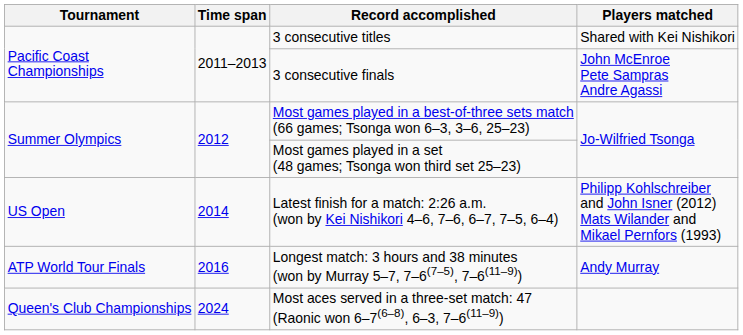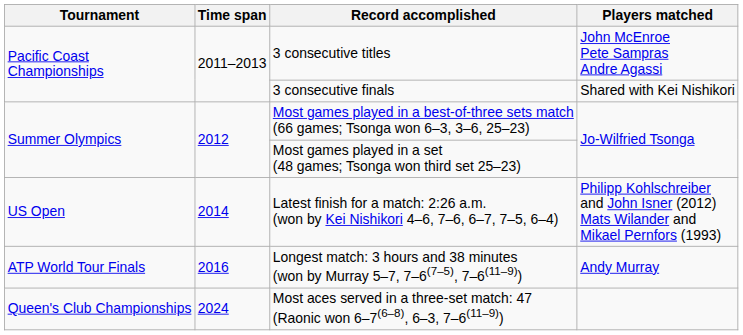(658, 37) Shared with Kei Nishikori -> (625, 53) John McEnroe Pete Sampras Andre Agassi
(625, 75) John McEnroe Pete Sampras Andre Agassi -> (658, 91) Shared with Kei Nishikori
